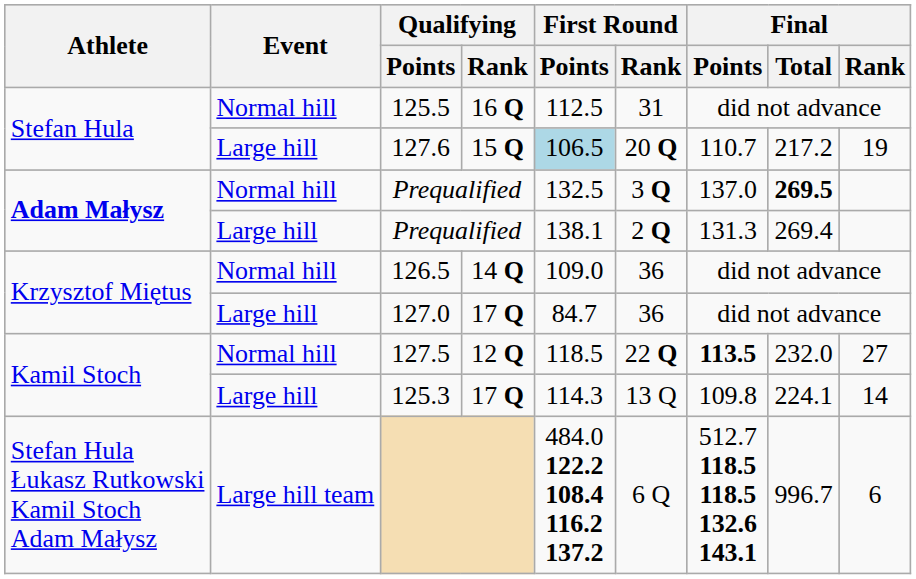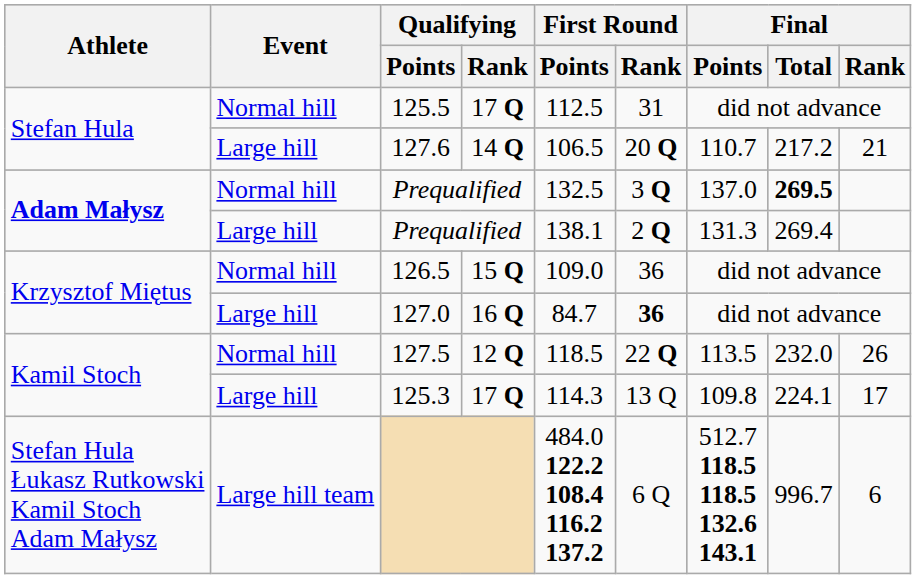(498, 107) 16 Q -> (498, 107) 17 Q
(498, 148) 15 Q -> (498, 148) 14 Q
(574, 148) lightblue background -> (574, 148) no background
(875, 148) 19 -> (875, 148) 21
(498, 271) 14 Q -> (498, 271) 15 Q
(498, 312) 17 Q -> (498, 312) 16 Q
(651, 312) normal -> (651, 312) bold
(728, 353) bold -> (728, 353) normal
(875, 353) 27 -> (875, 353) 26
(875, 395) 14 -> (875, 395) 17
